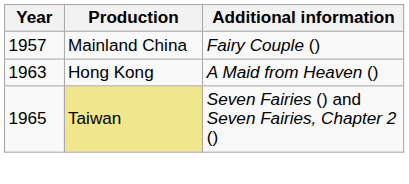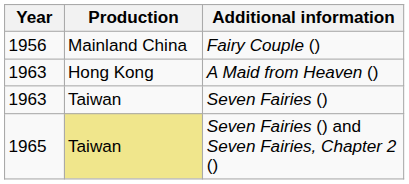(28, 45) 1957 -> (28, 45) 1956
+ row: (267, 99)
